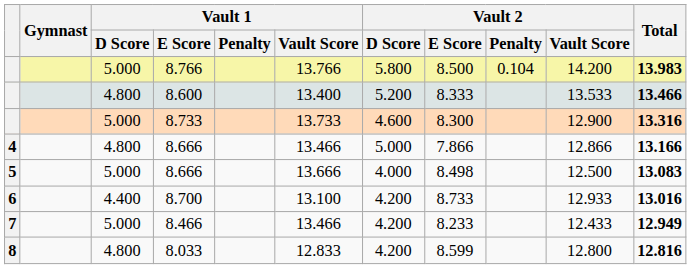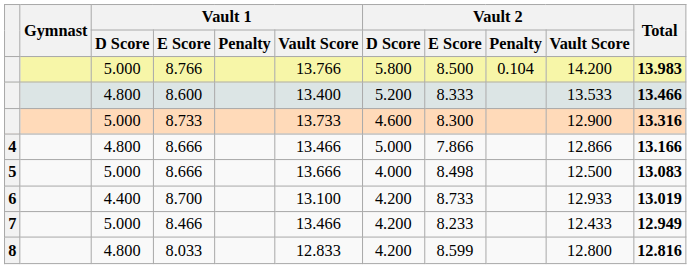(660, 198) 13.016 -> (660, 198) 13.019
